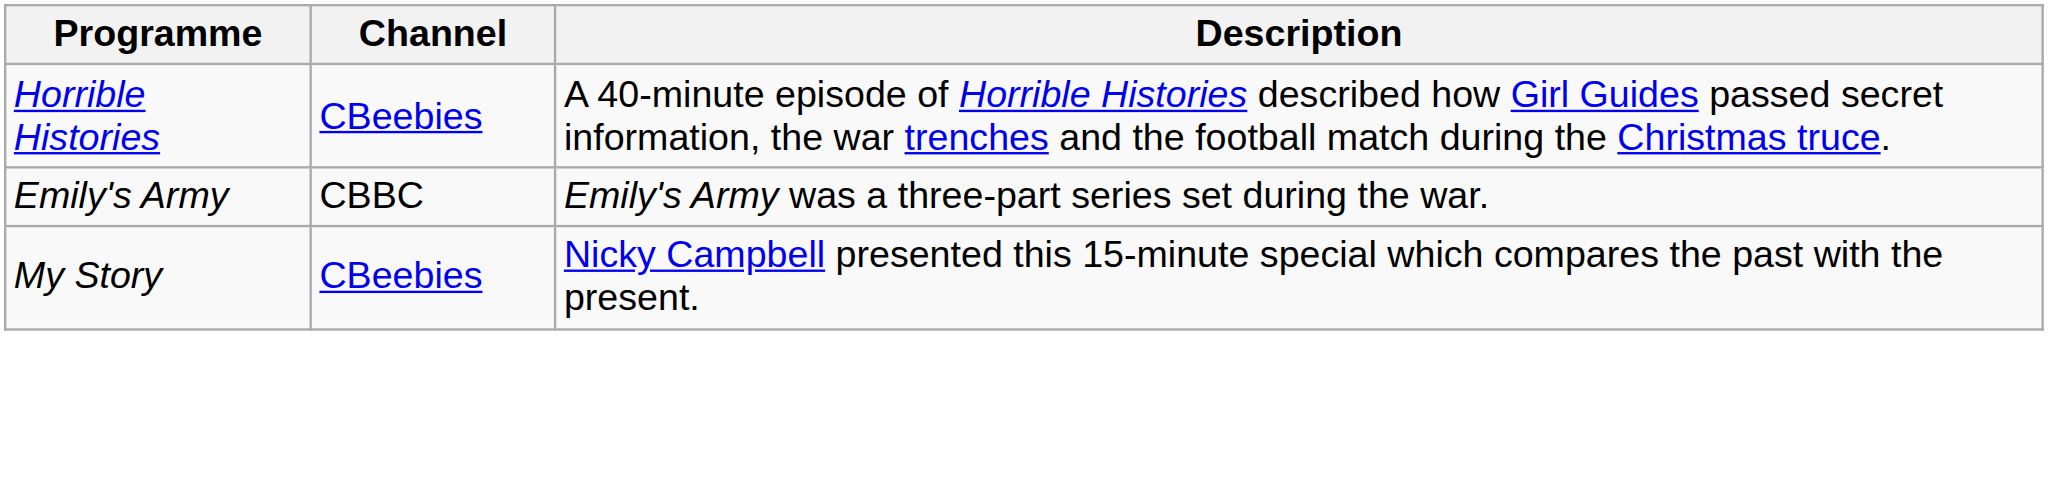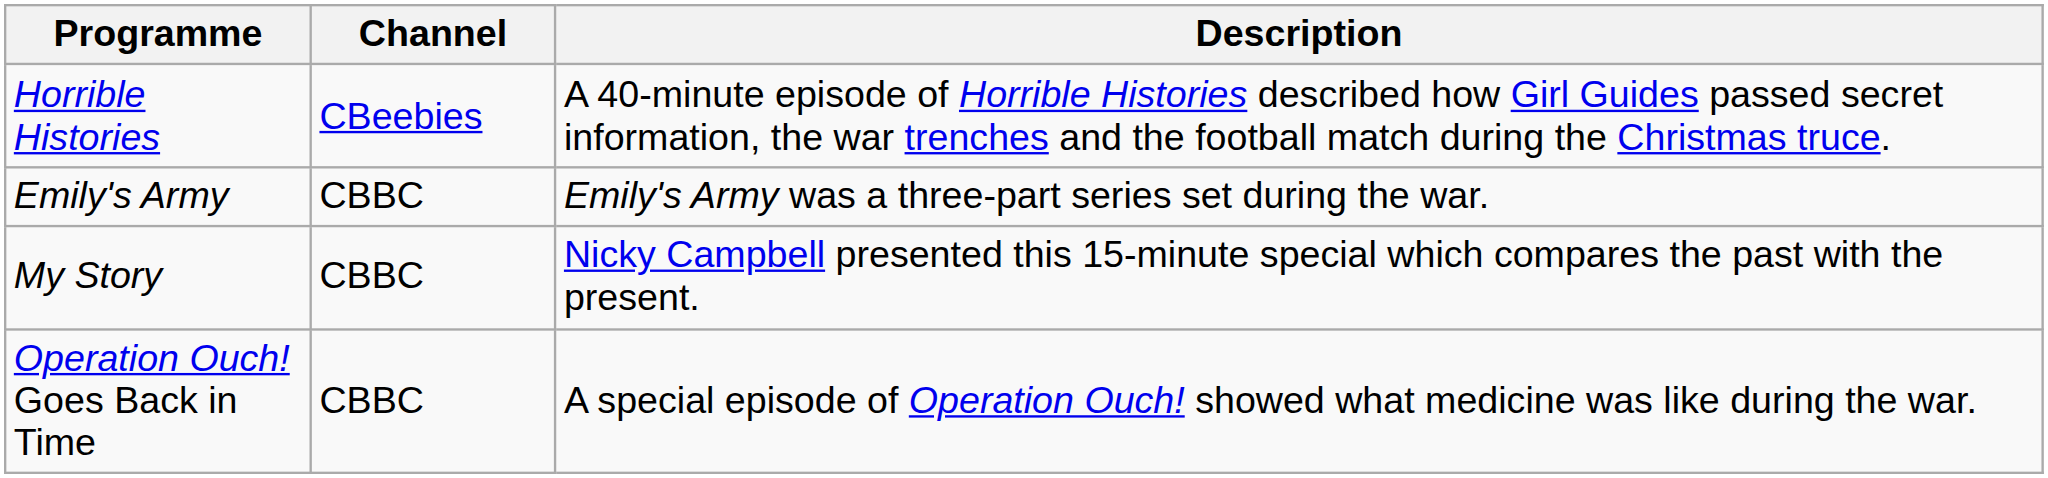(401, 276) CBeebies -> (372, 276) CBBC
+ row: (152, 399)
